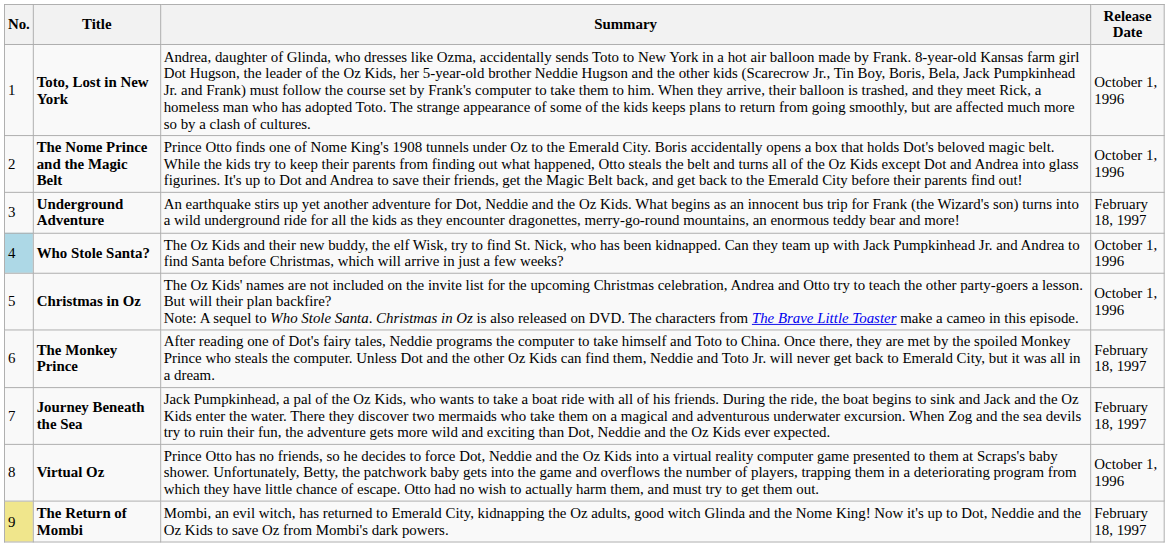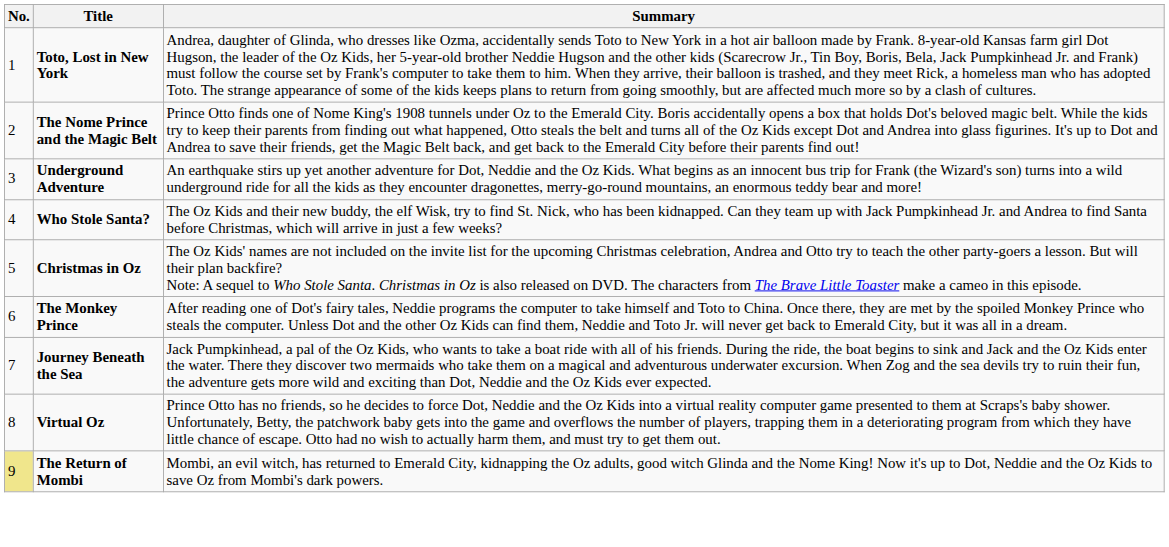- column: (1128, 24)
(12, 252) lightblue background -> (12, 219) no background
